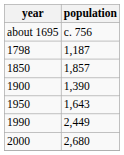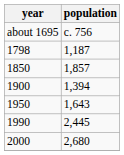(77, 86) 1,390 -> (77, 86) 1,394
(77, 123) 2,449 -> (77, 123) 2,445
